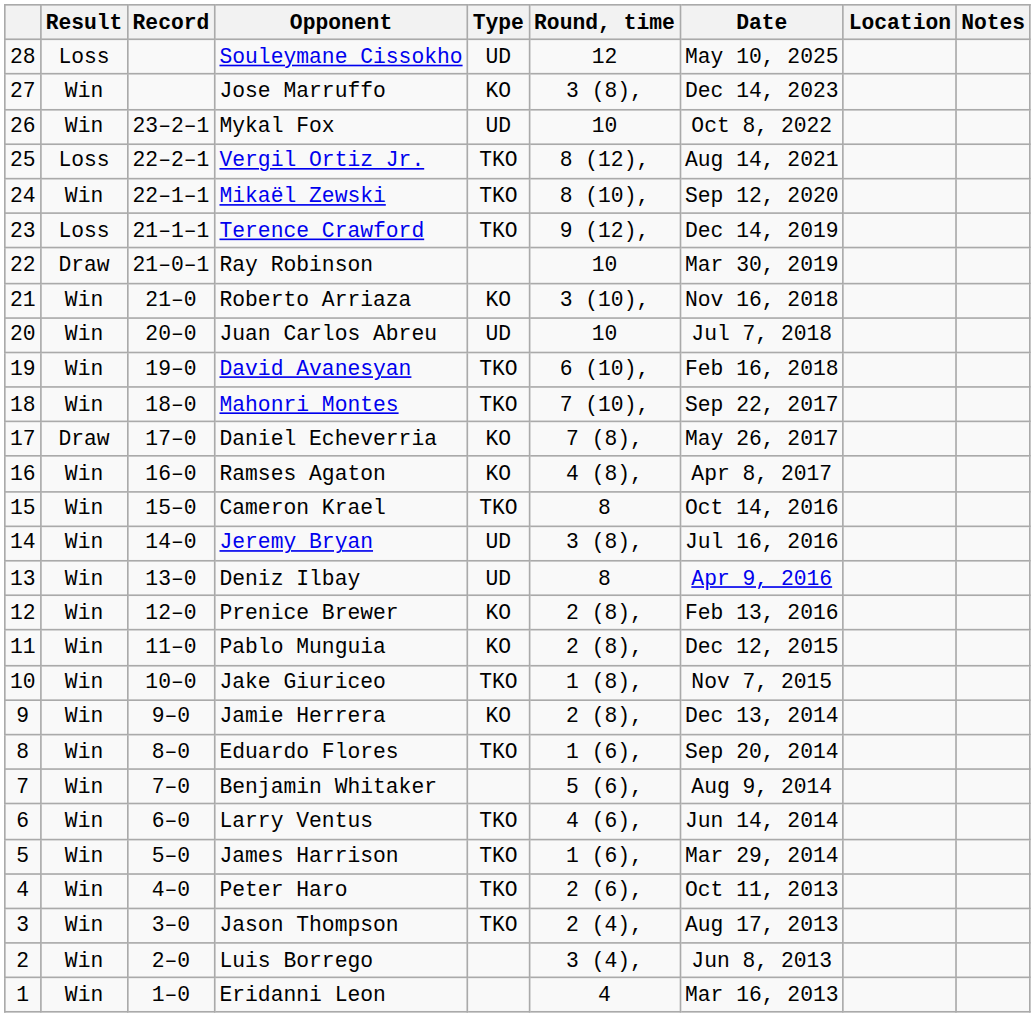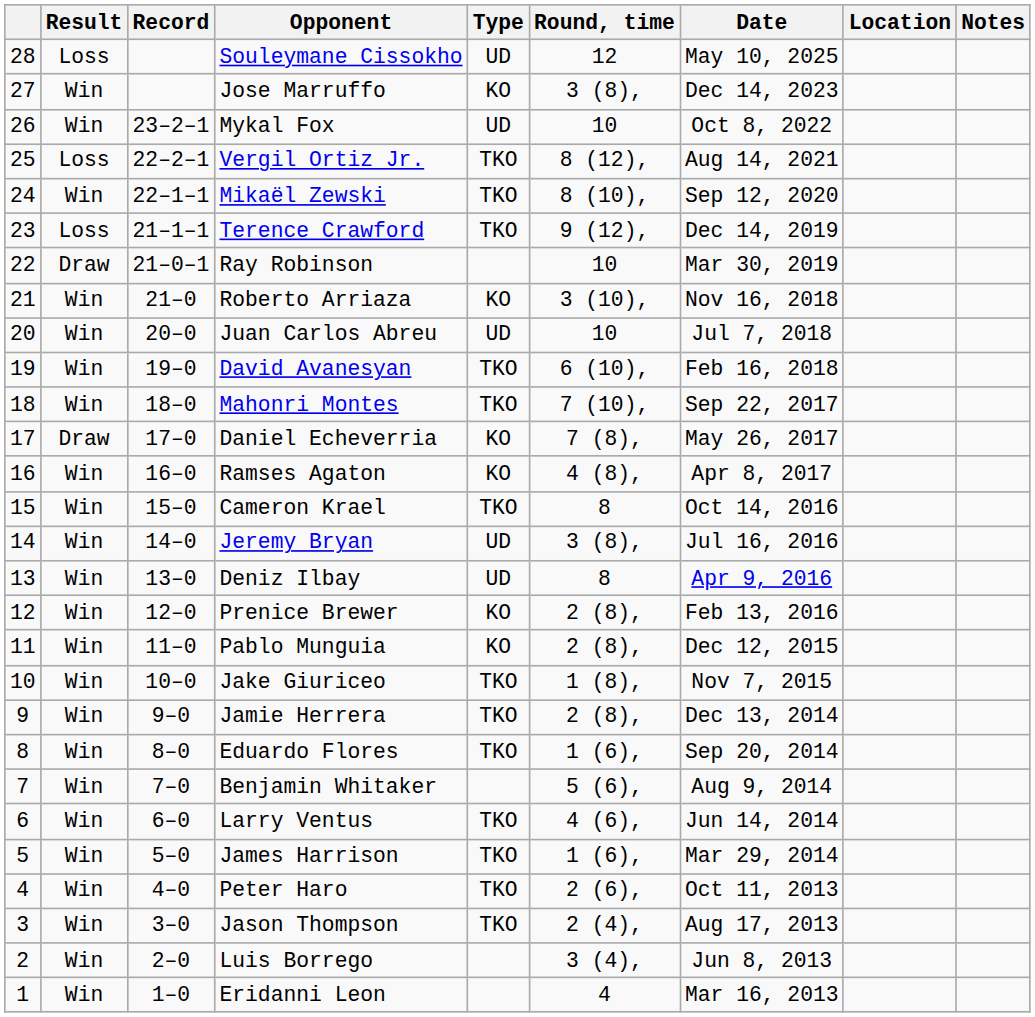(498, 717) KO -> (498, 717) TKO
